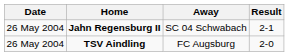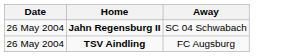- column: (267, 12)
